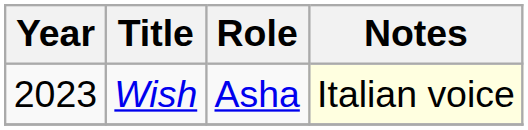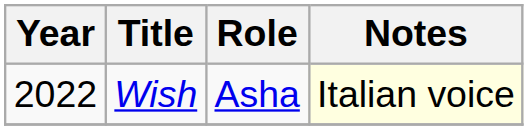(55, 93) 2023 -> (55, 93) 2022
